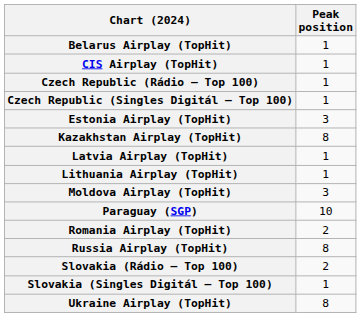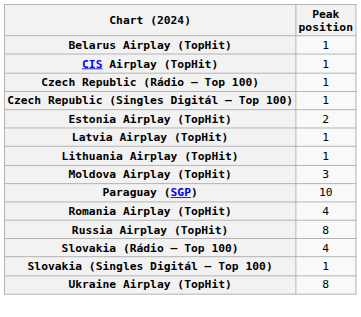(326, 119) 3 -> (326, 119) 2
- row: (150, 137)
(326, 229) 2 -> (326, 211) 4
(326, 266) 2 -> (326, 248) 4
